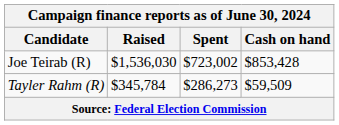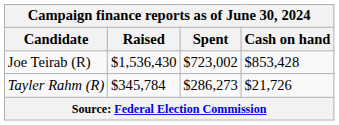(144, 62) $1,536,030 -> (144, 62) $1,536,430
(268, 85) $59,509 -> (268, 85) $21,726
